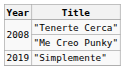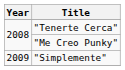(18, 58) 2019 -> (18, 58) 2009
